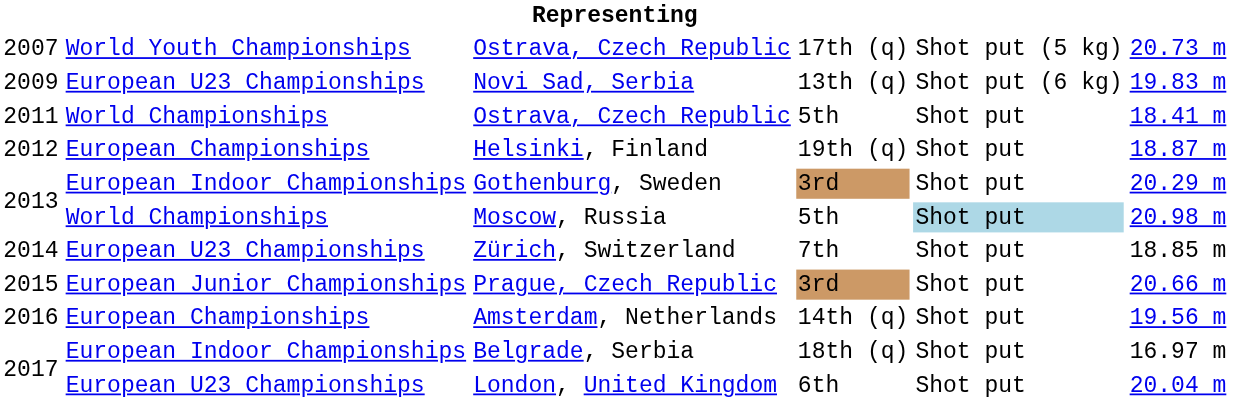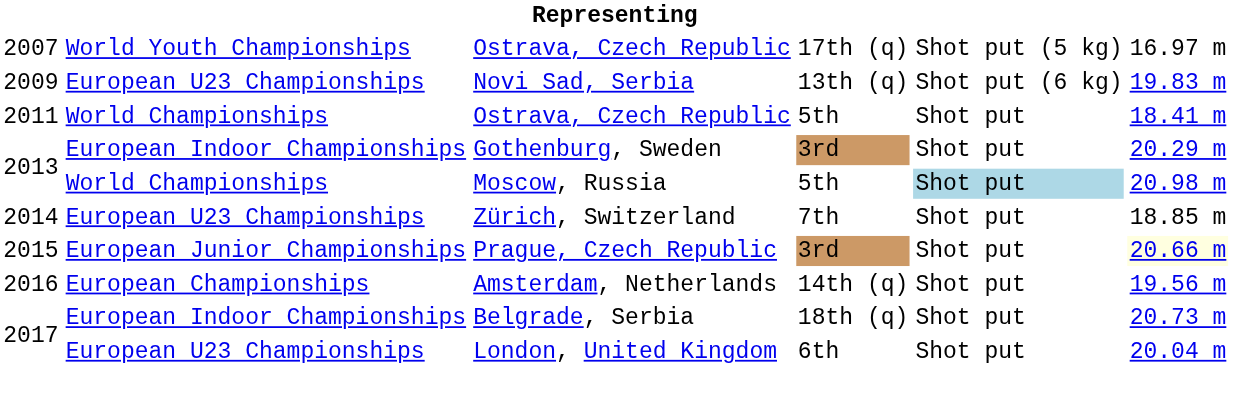(1178, 49) 20.73 m -> (1178, 49) 16.97 m
- row: (31, 150)
(1178, 285) no background -> (1178, 251) lightyellow background
(1178, 352) 16.97 m -> (1178, 318) 20.73 m
